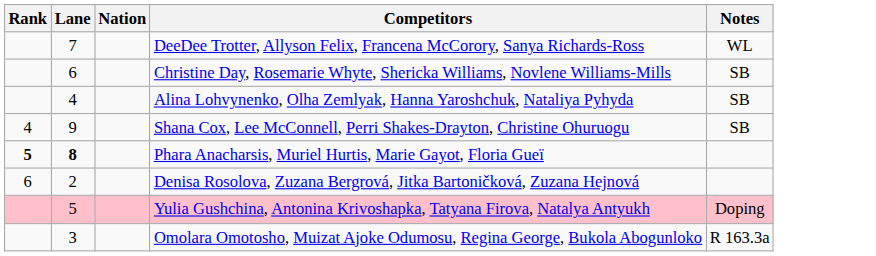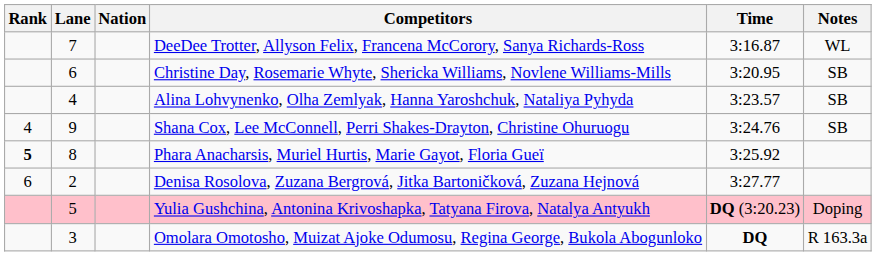+ column: (755, 18)
(73, 154) bold -> (73, 154) normal
